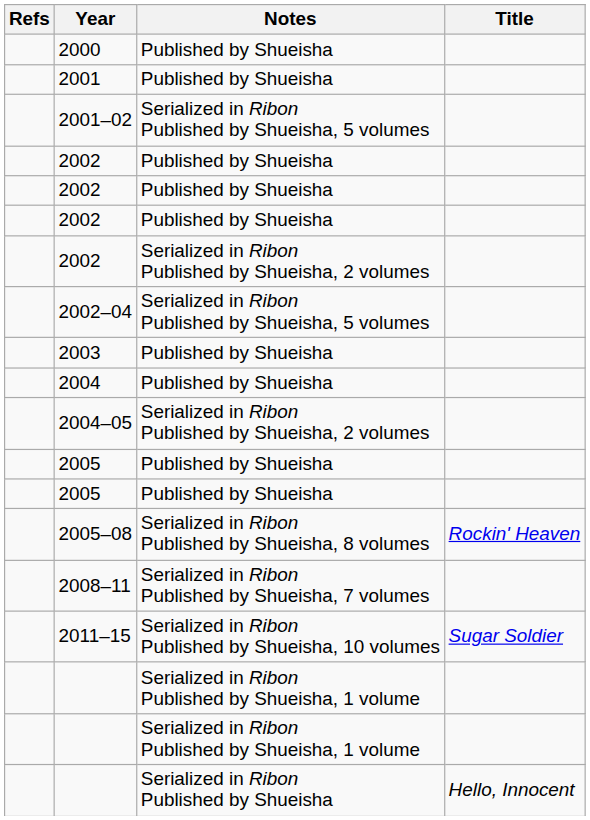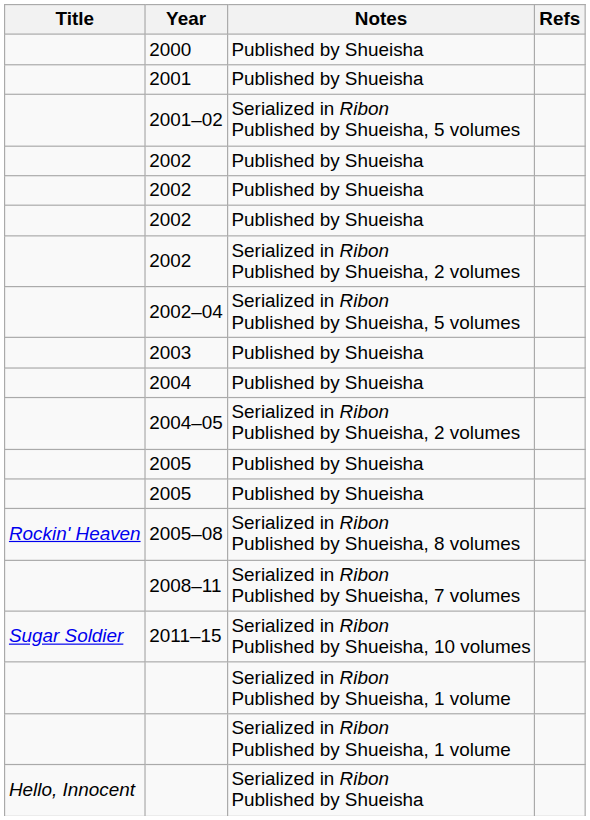columns swapped: (514, 19) <-> (29, 19)
